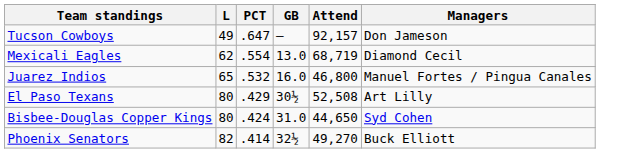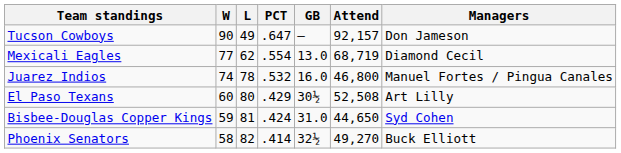+ column: (226, 15)
(226, 76) 65 -> (247, 76) 78
(226, 118) 80 -> (247, 118) 81
